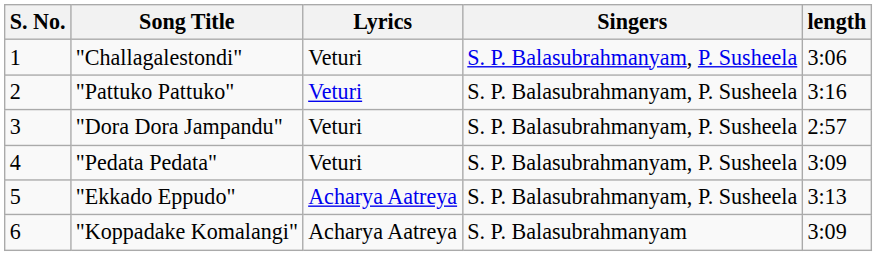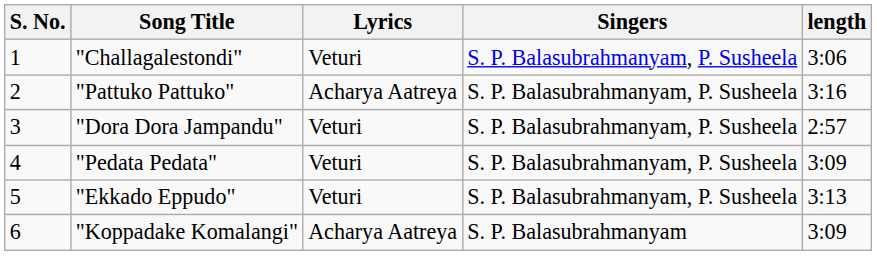(335, 92) Veturi -> (383, 92) Acharya Aatreya
(383, 197) Acharya Aatreya -> (335, 197) Veturi
